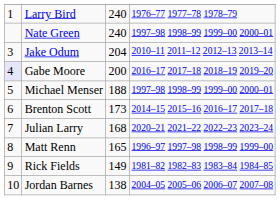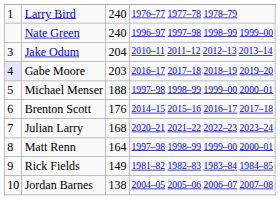(202, 33) 1997–98 1998–99 1999–00 2000–01 -> (202, 33) 1996–97 1997–98 1998–99 1999–00
(118, 71) 200 -> (118, 71) 203
(118, 109) 173 -> (118, 109) 176
(118, 147) 165 -> (118, 147) 164
(202, 147) 1996–97 1997–98 1998–99 1999–00 -> (202, 147) 1997–98 1998–99 1999–00 2000–01
